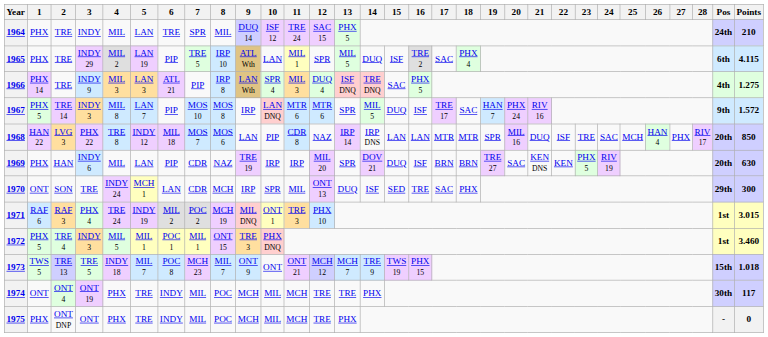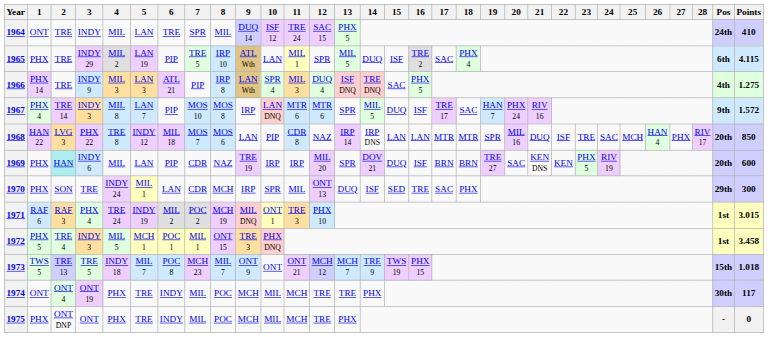(39, 33) PHX -> (39, 33) ONT
(749, 33) 210 -> (749, 33) 410
(39, 111) PHX 5 -> (39, 111) PHX 4
(63, 163) no background -> (63, 163) paleturquoise background
(749, 163) 630 -> (749, 163) 600
(39, 189) ONT -> (39, 189) PHX
(144, 189) MCH 1 -> (144, 189) MIL 1
(144, 241) MIL 1 -> (144, 241) MCH 1
(749, 241) 3.460 -> (749, 241) 3.458
